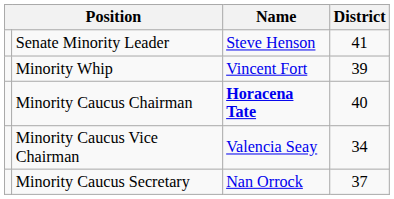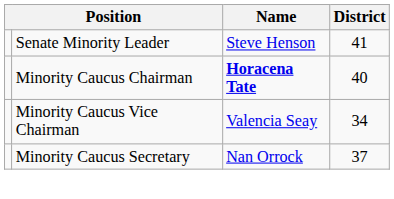- row: (64, 68)
